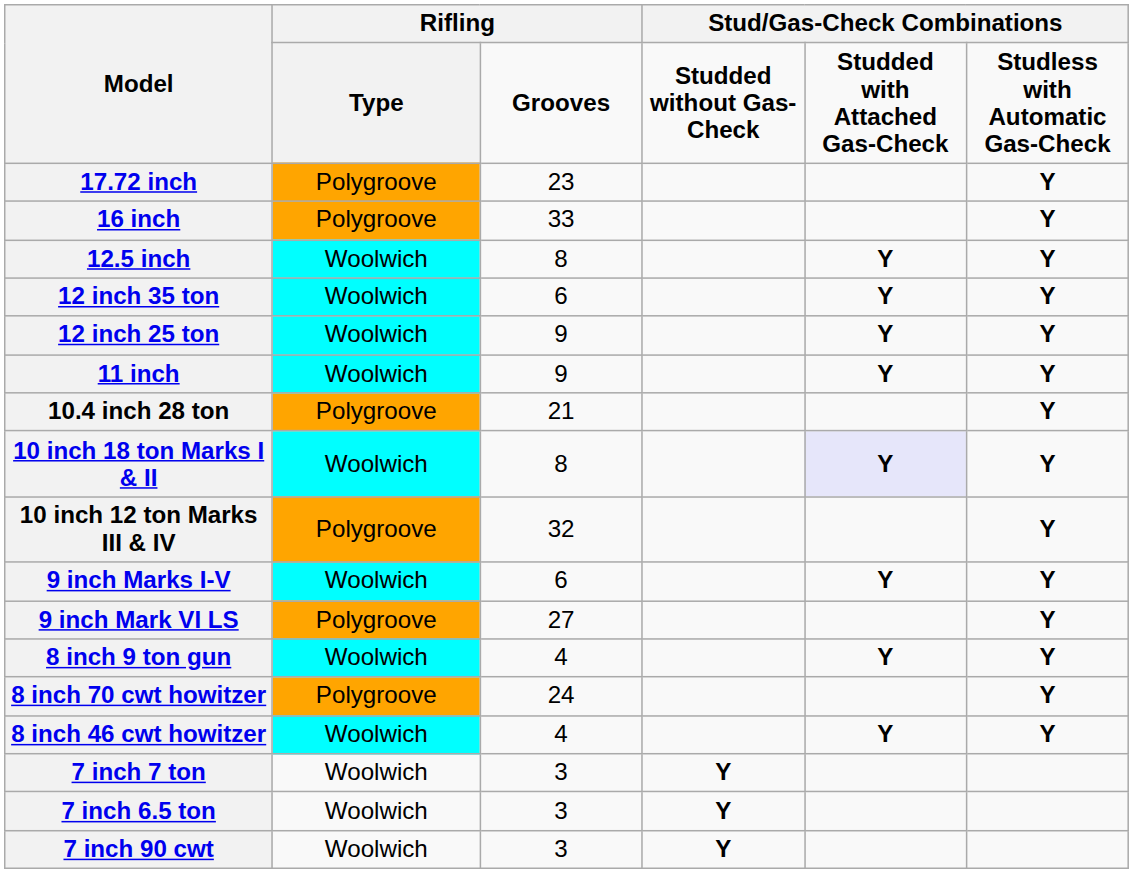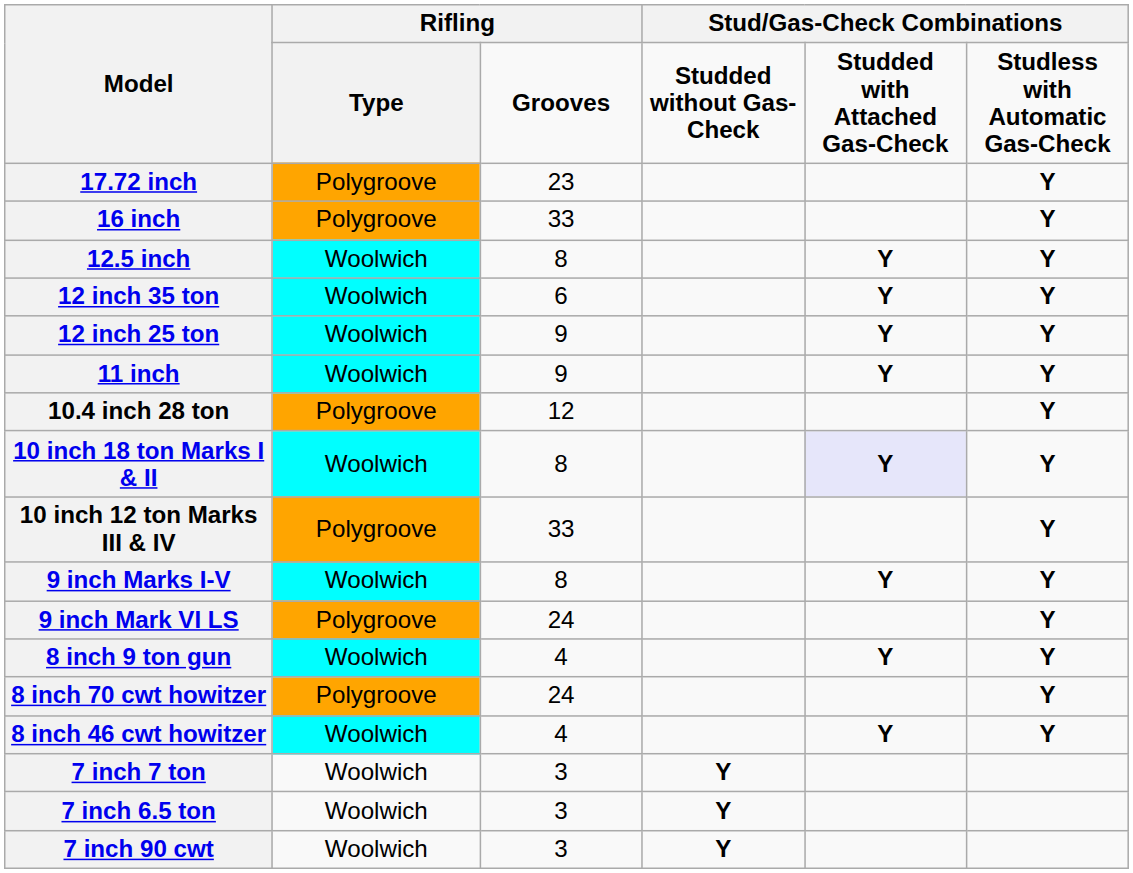(561, 411) 21 -> (561, 411) 12
(561, 529) 32 -> (561, 529) 33
(561, 581) 6 -> (561, 581) 8
(561, 619) 27 -> (561, 619) 24
